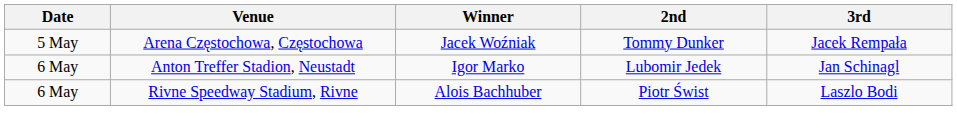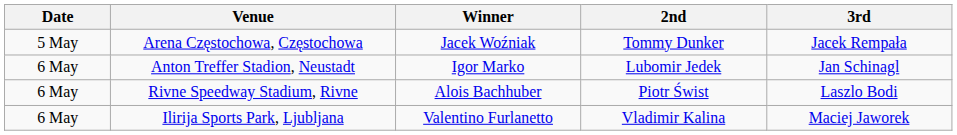+ row: (253, 117)
